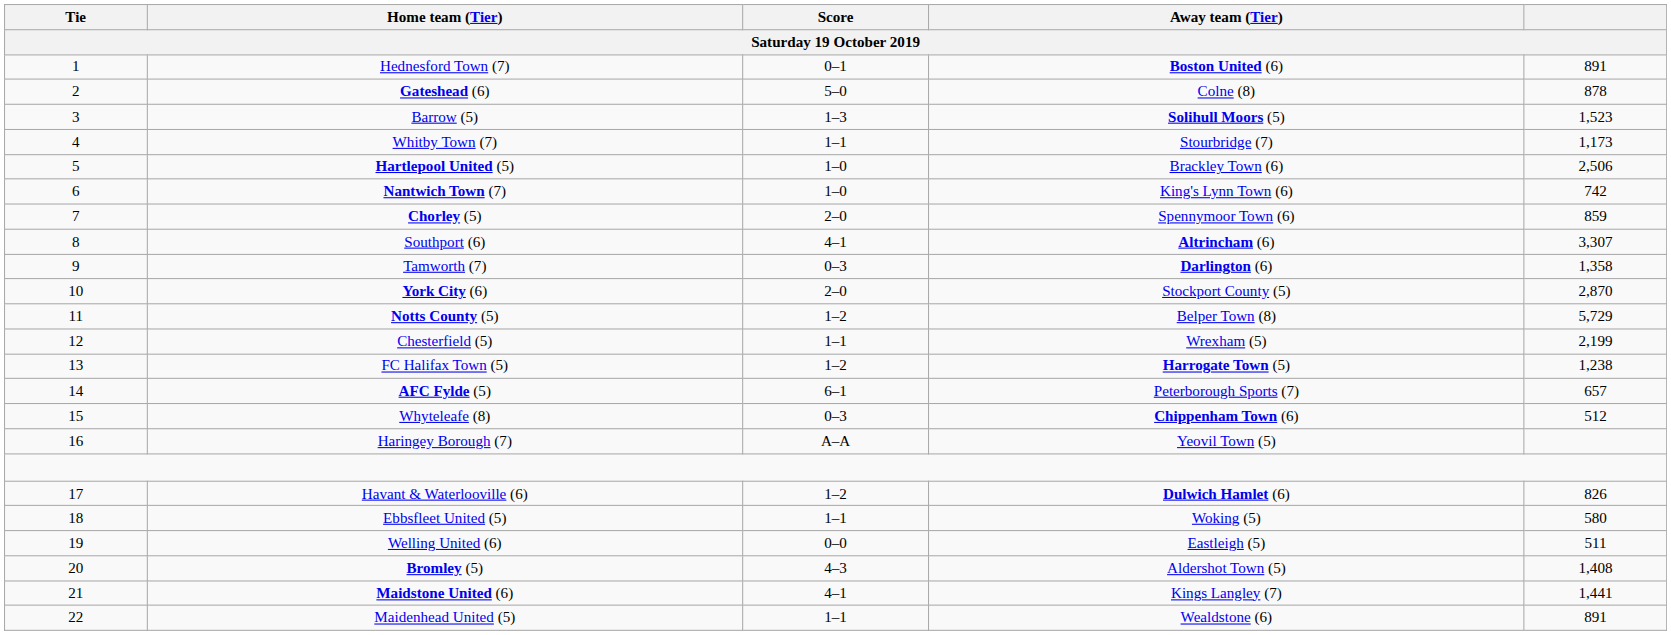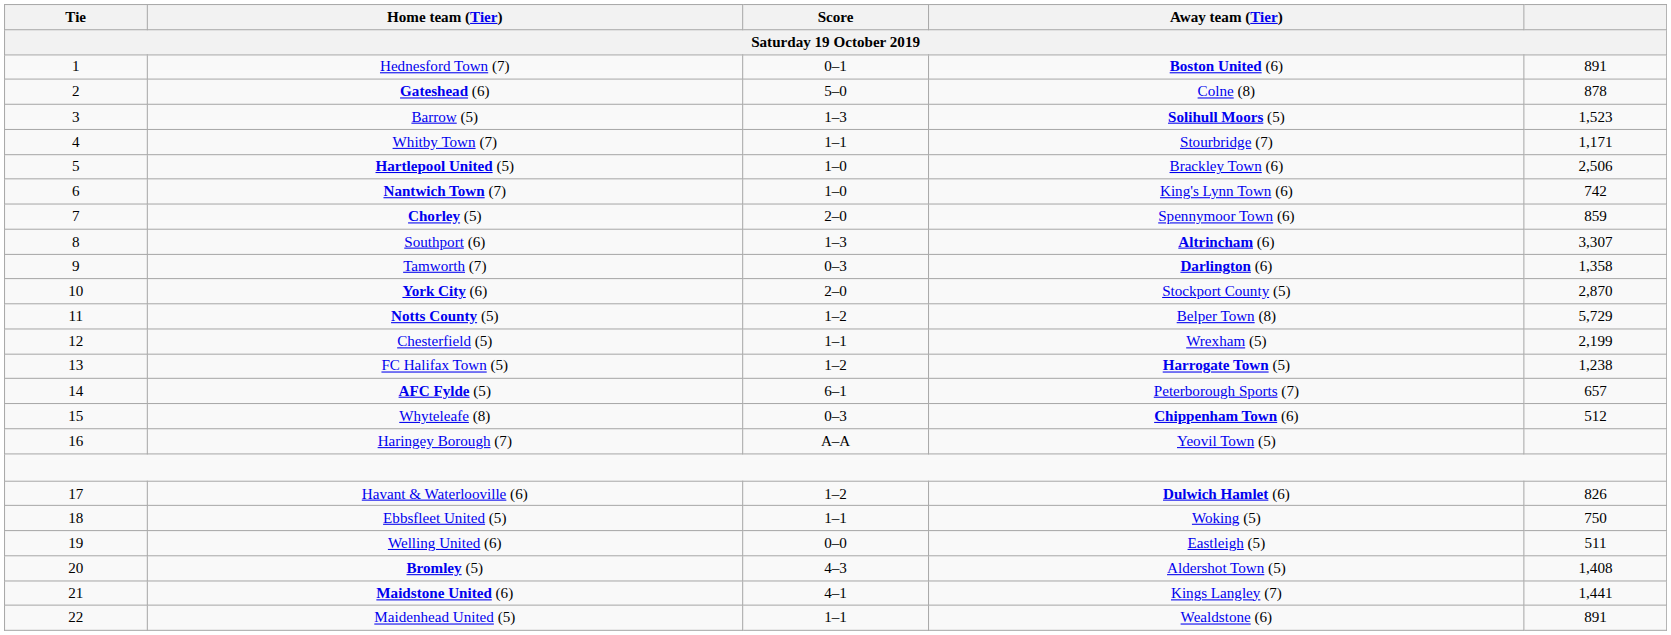(1595, 142) 1,173 -> (1595, 142) 1,171
(836, 241) 4–1 -> (836, 241) 1–3
(1595, 518) 580 -> (1595, 518) 750
